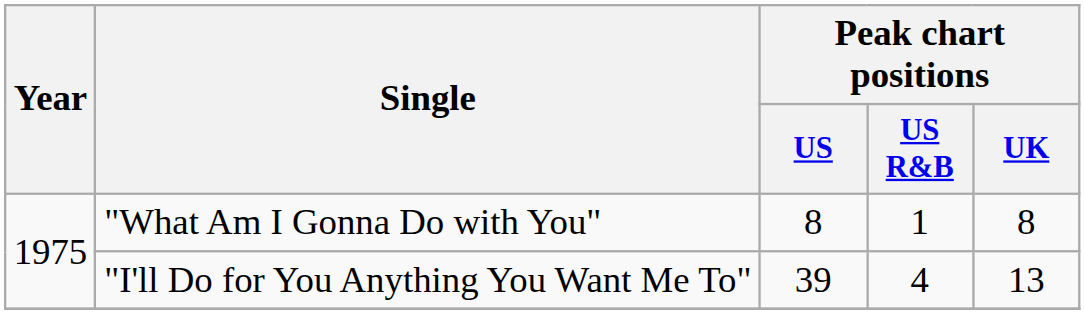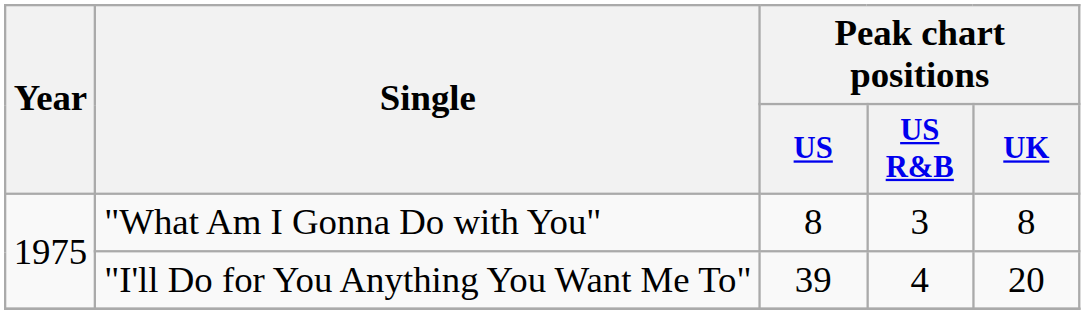(920, 221) 1 -> (920, 221) 3
(1026, 279) 13 -> (1026, 279) 20
